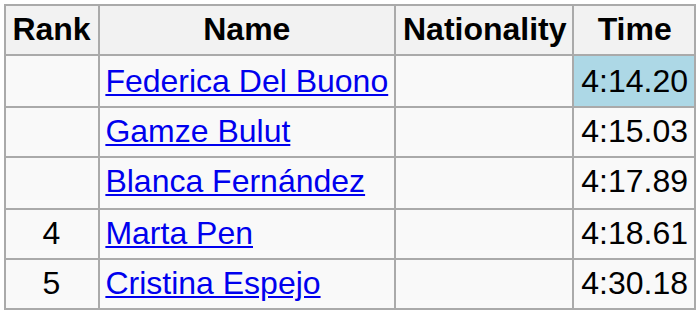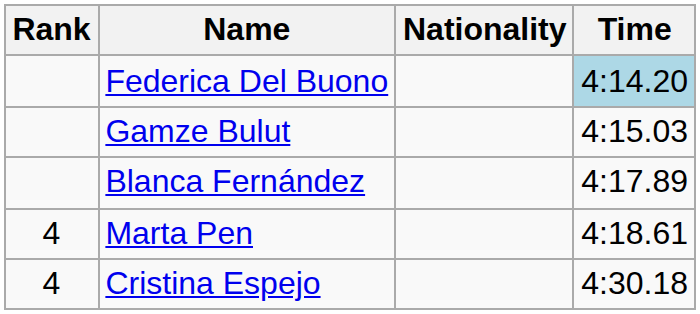(52, 283) 5 -> (52, 283) 4
